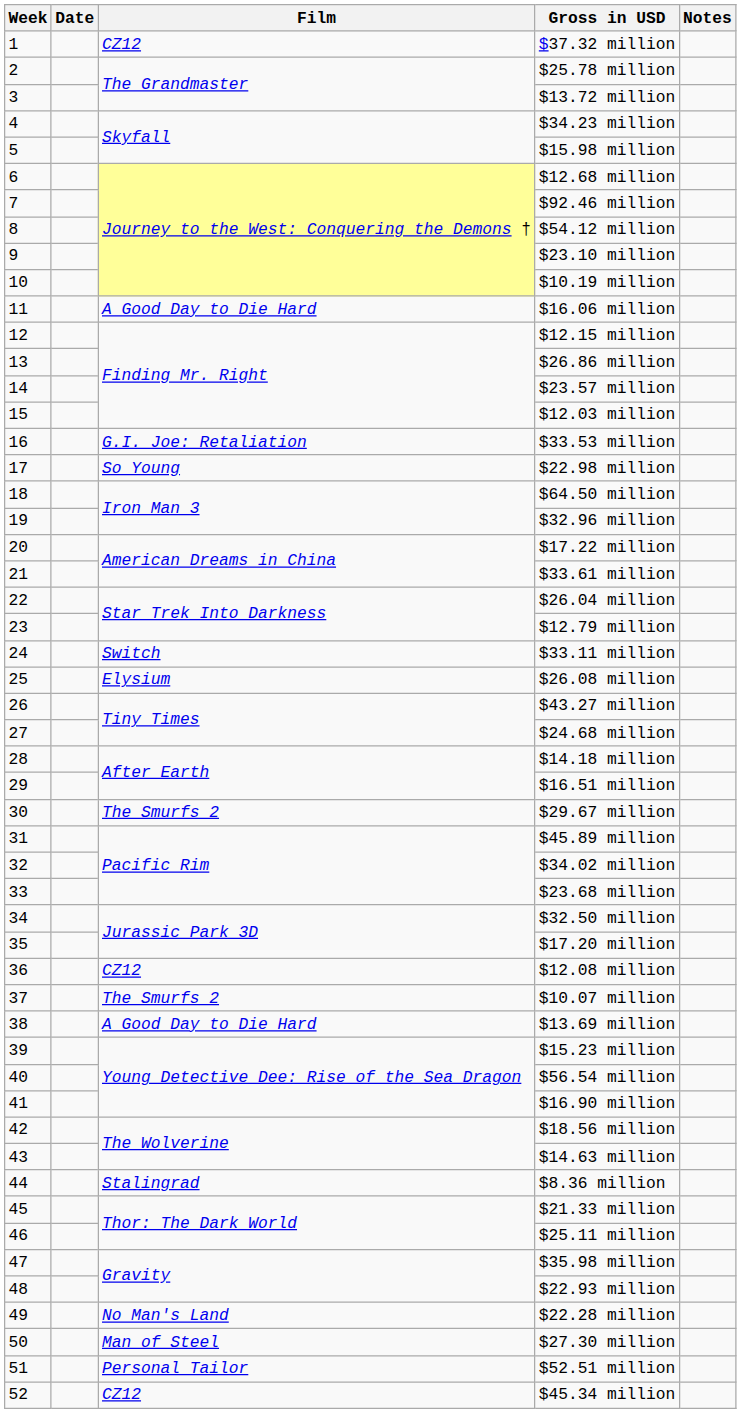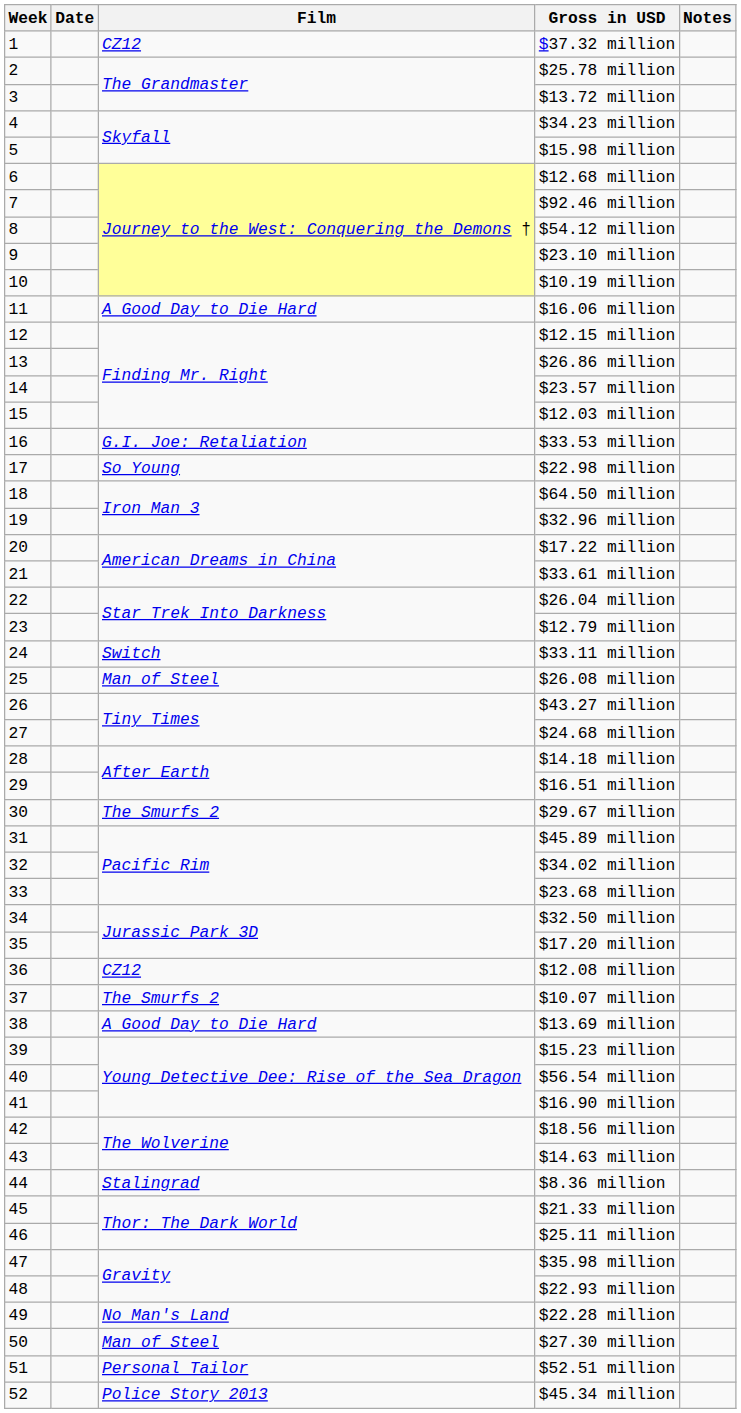(136, 680) Elysium -> (161, 680) Man of Steel
(122, 1395) CZ12 -> (185, 1395) Police Story 2013
